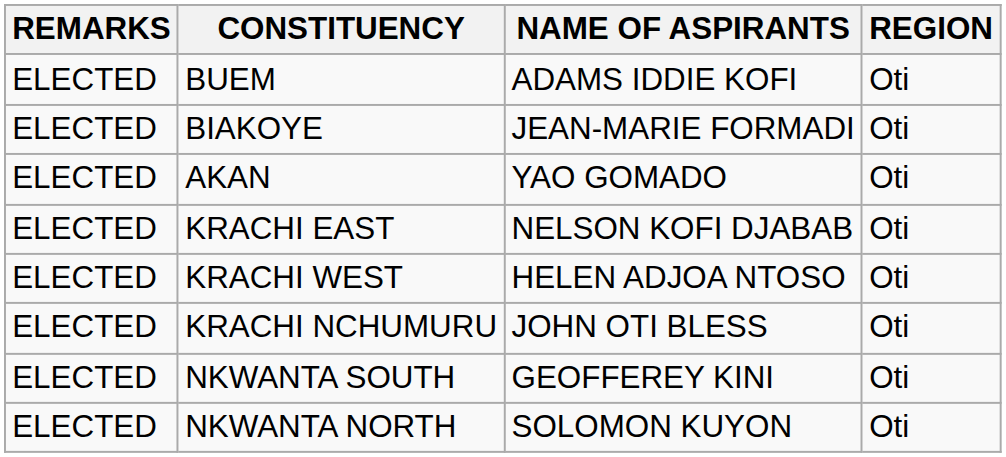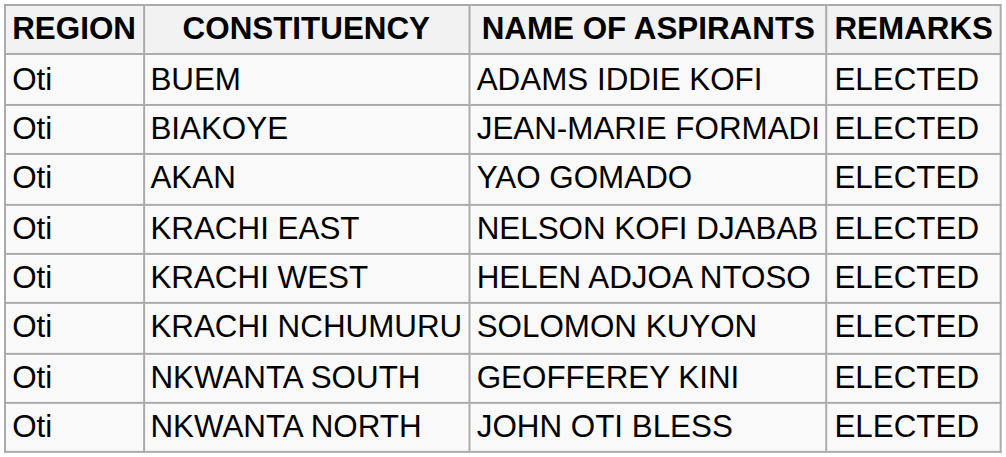columns swapped: (931, 29) <-> (91, 29)
(640, 327) JOHN OTI BLESS -> (617, 327) SOLOMON KUYON
(652, 427) SOLOMON KUYON -> (605, 427) JOHN OTI BLESS
